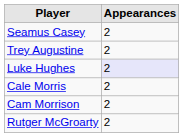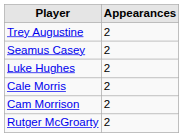rows swapped: (45, 50) <-> (46, 31)
(107, 68) lavender background -> (107, 68) no background
